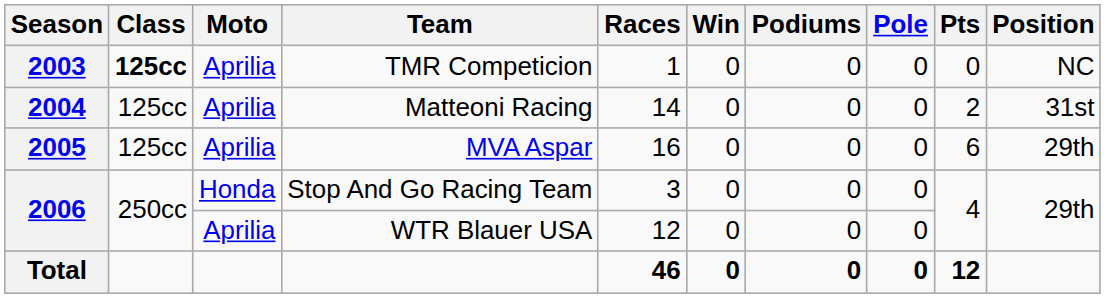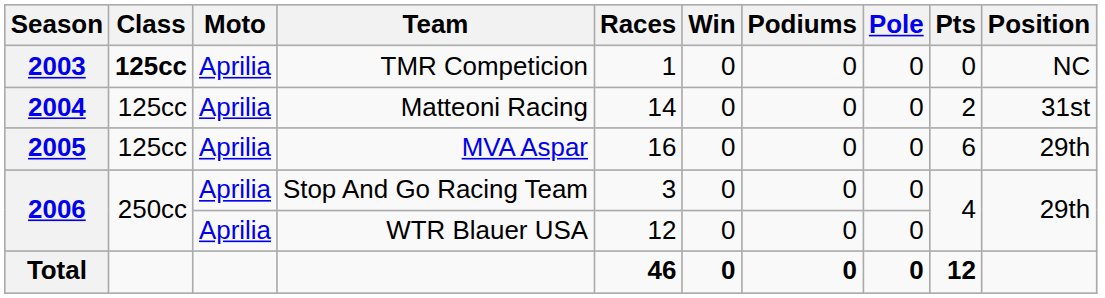(237, 189) Honda -> (235, 189) Aprilia
